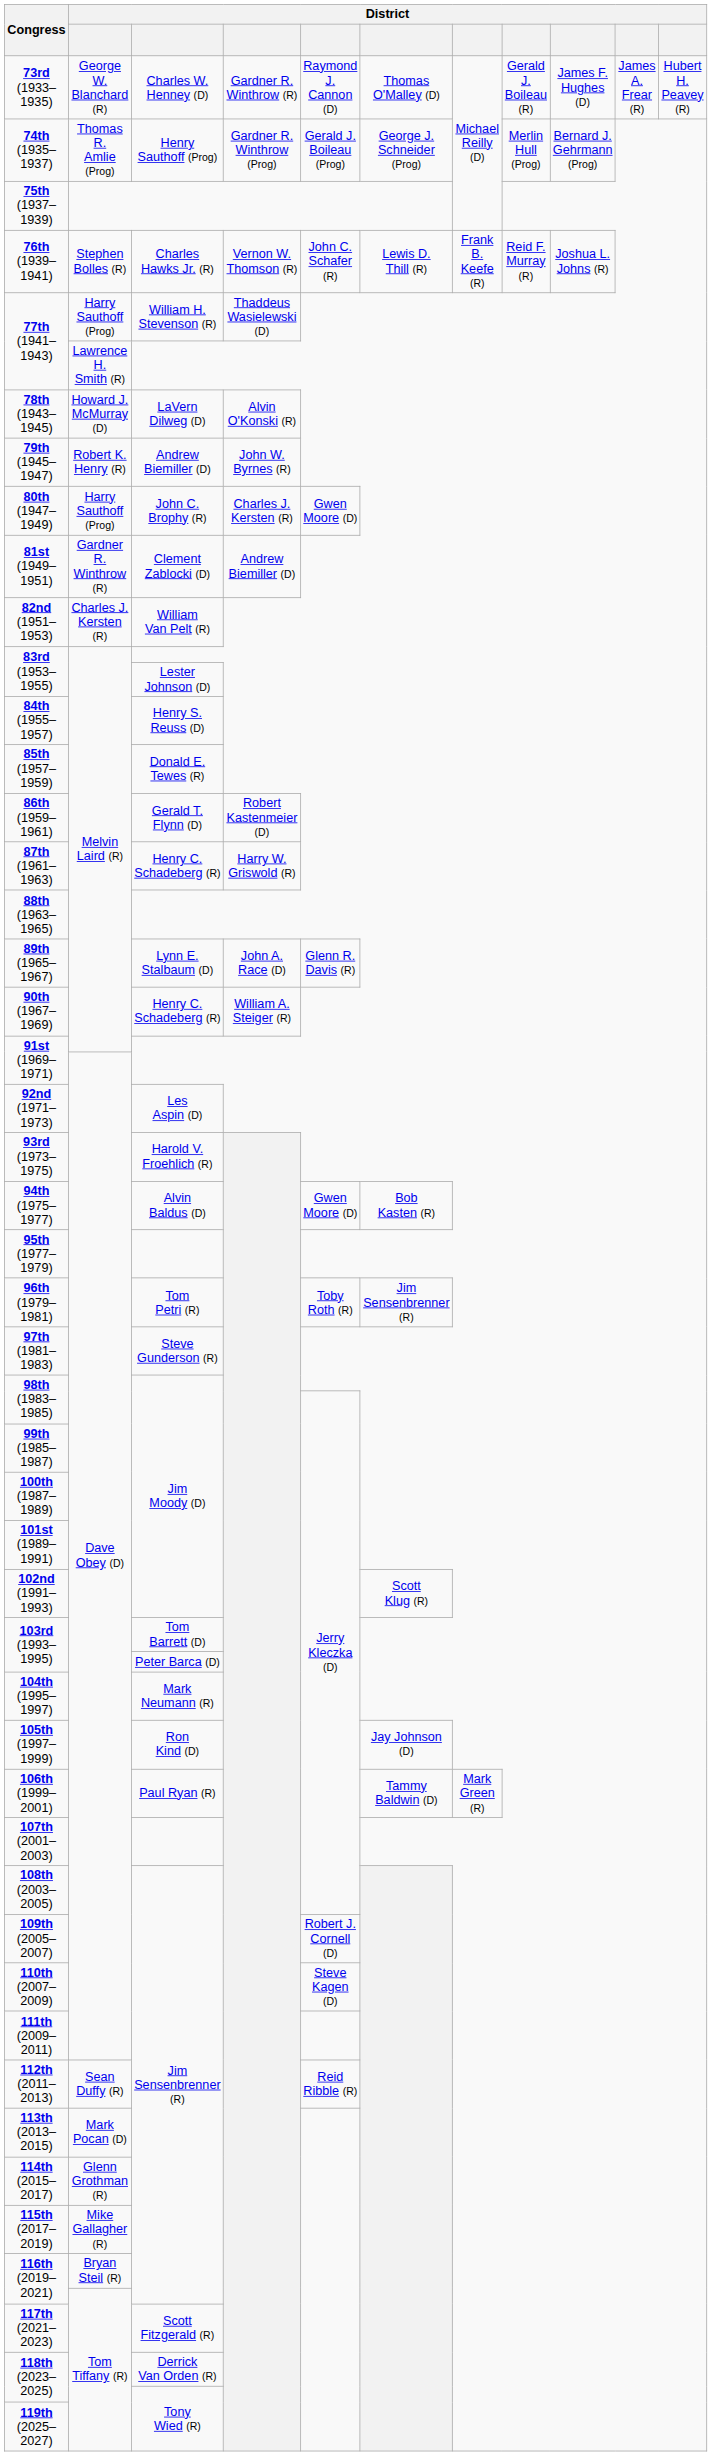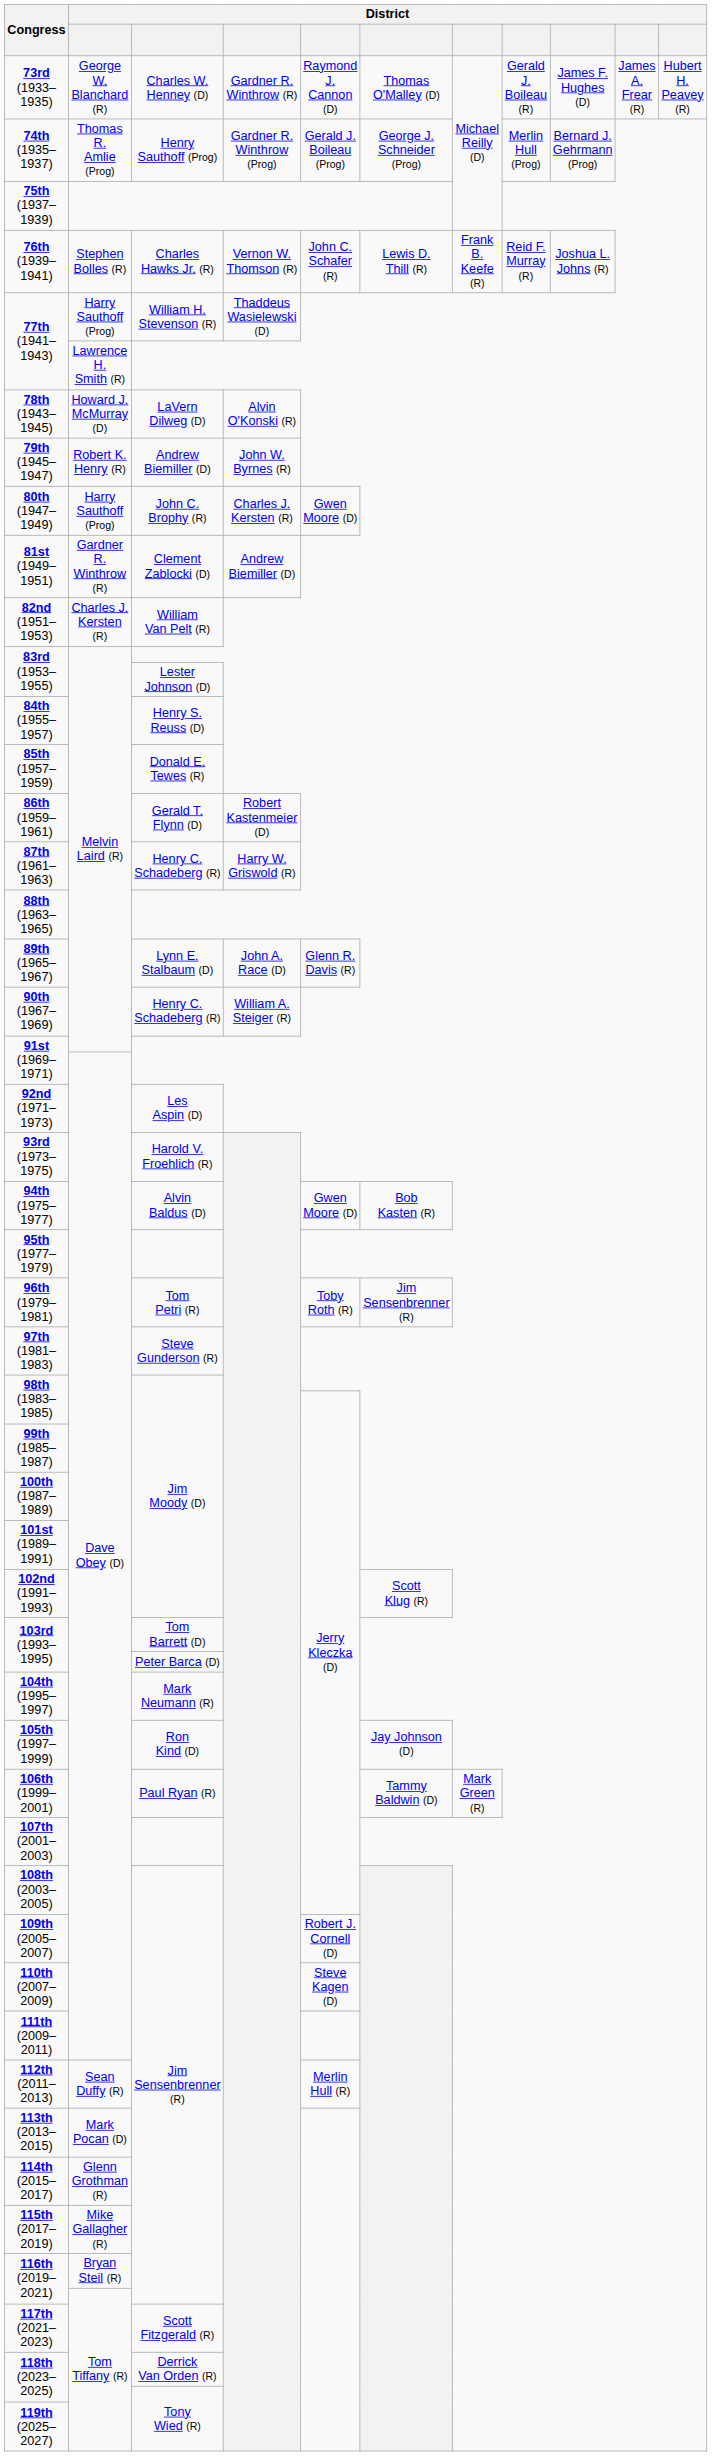(330, 2084) Reid Ribble (R) -> (330, 2084) Merlin Hull (R)
